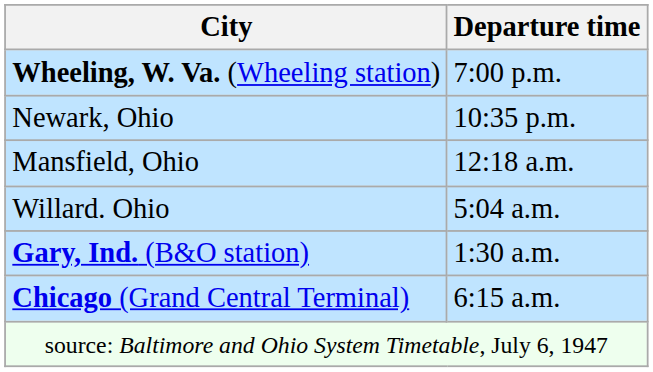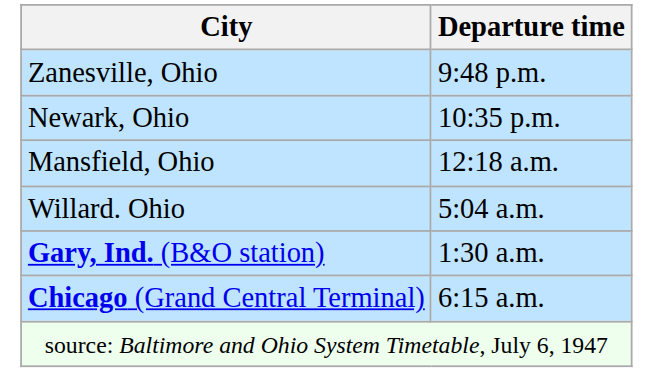- row: (226, 72)
+ row: (123, 72)
